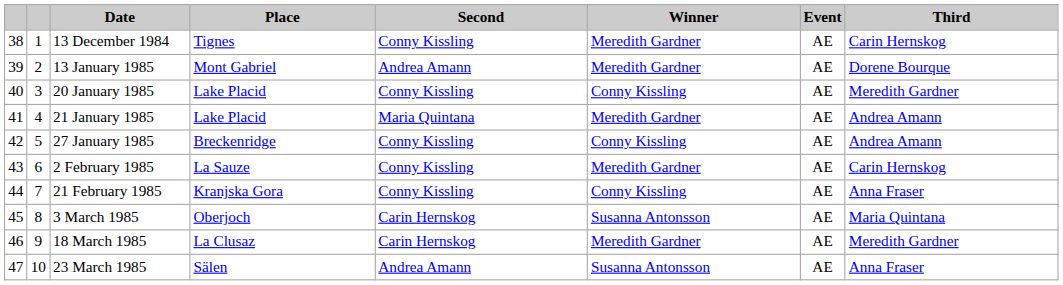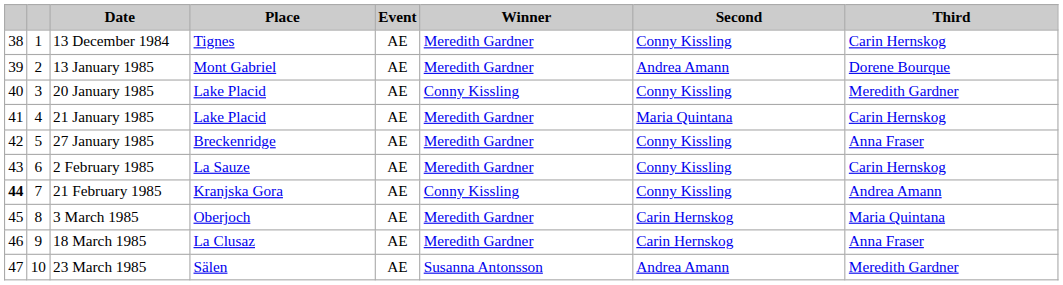columns swapped: (823, 16) <-> (481, 16)
(895, 116) Andrea Amann -> (897, 116) Carin Hernskog
(639, 141) Conny Kissling -> (479, 141) Meredith Gardner
(895, 141) Andrea Amann -> (886, 141) Anna Fraser
(16, 191) normal -> (16, 191) bold
(886, 191) Anna Fraser -> (895, 191) Andrea Amann
(650, 216) Susanna Antonsson -> (479, 216) Meredith Gardner
(904, 241) Meredith Gardner -> (886, 241) Anna Fraser
(886, 266) Anna Fraser -> (904, 266) Meredith Gardner
